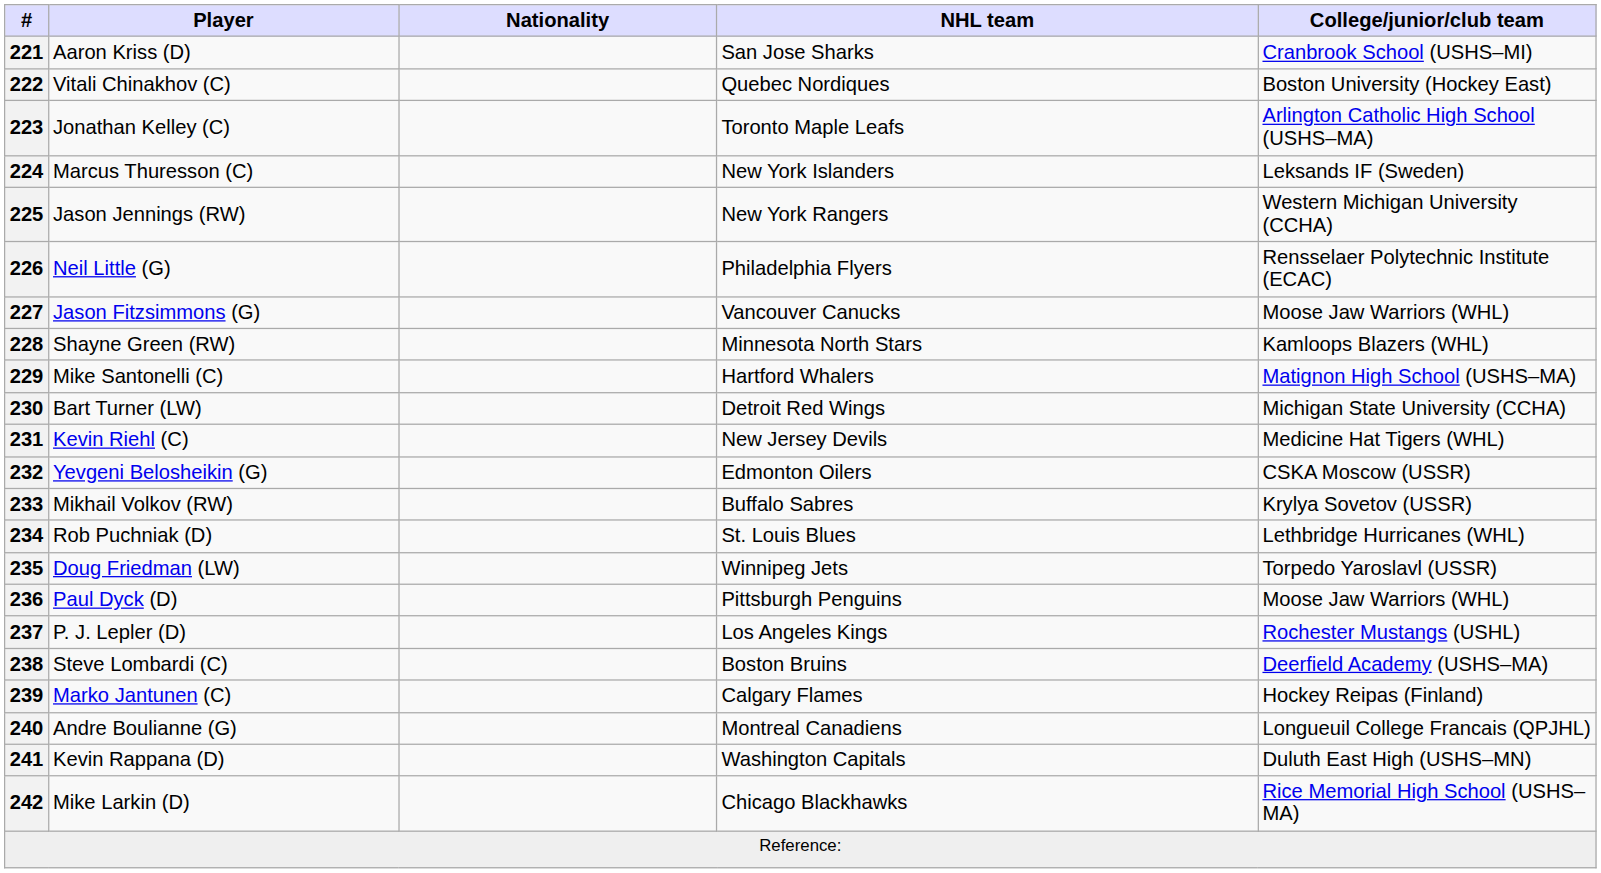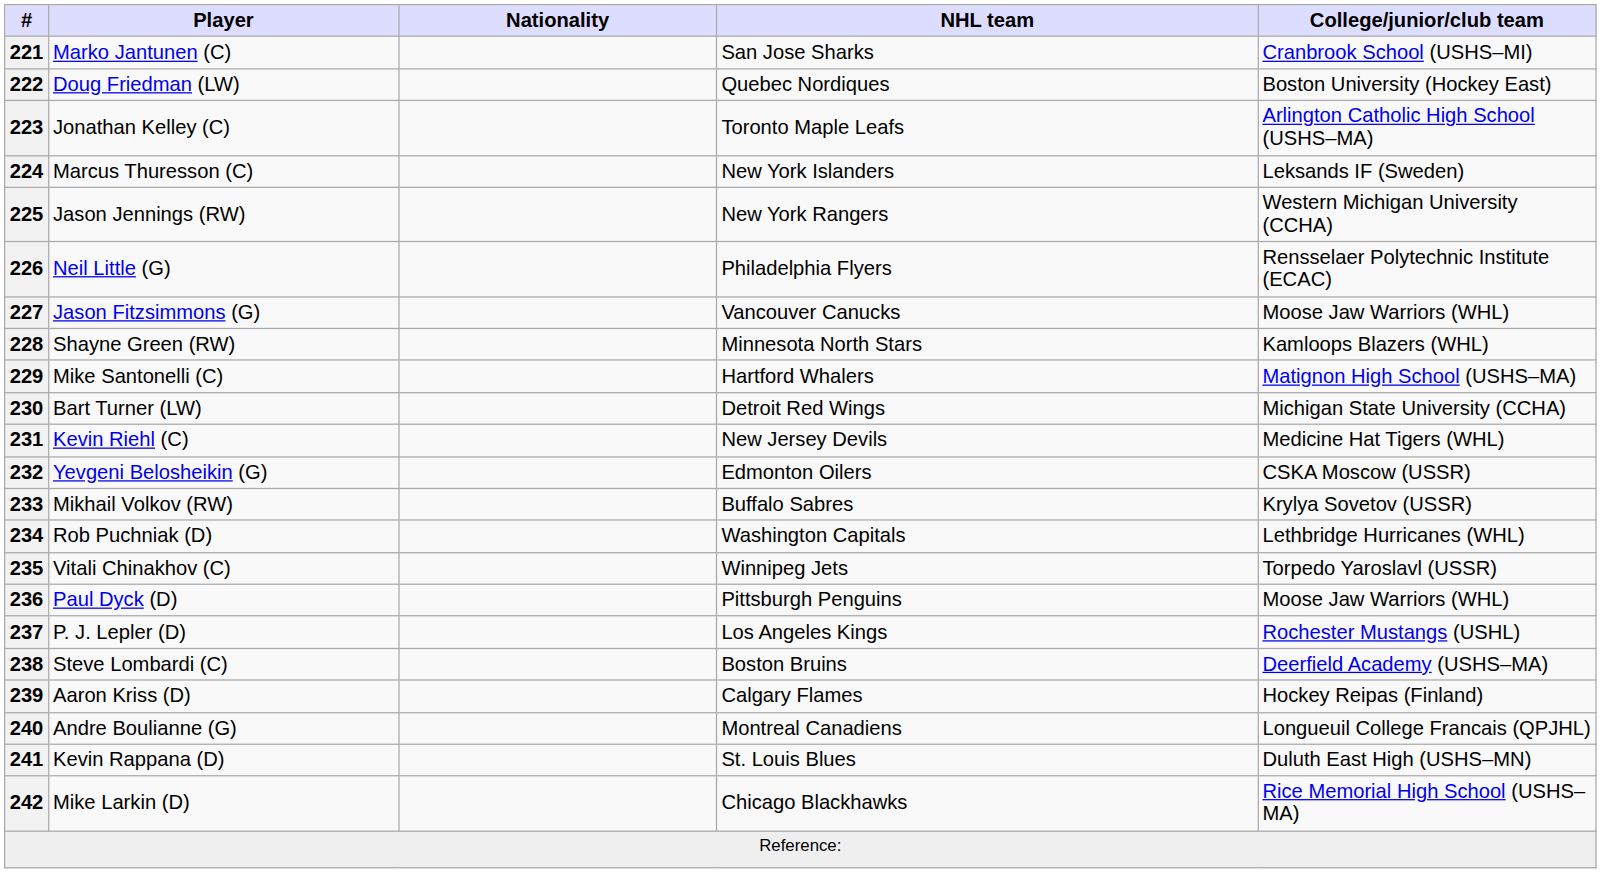(122, 52) Aaron Kriss (D) -> (142, 52) Marko Jantunen (C)
(142, 84) Vitali Chinakhov (C) -> (146, 84) Doug Friedman (LW)
(789, 536) St. Louis Blues -> (813, 536) Washington Capitals
(146, 568) Doug Friedman (LW) -> (142, 568) Vitali Chinakhov (C)
(142, 696) Marko Jantunen (C) -> (122, 696) Aaron Kriss (D)
(813, 759) Washington Capitals -> (789, 759) St. Louis Blues
